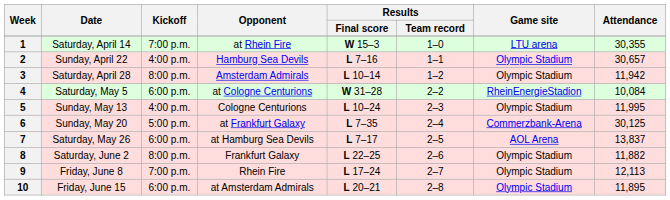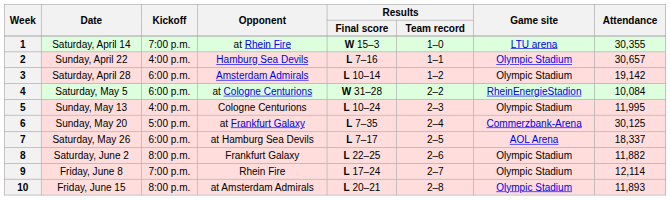(169, 76) 8:00 p.m. -> (169, 76) 6:00 p.m.
(630, 76) 11,942 -> (630, 76) 19,142
(630, 140) 13,837 -> (630, 140) 18,337
(630, 171) 12,113 -> (630, 171) 12,114
(169, 187) 6:00 p.m. -> (169, 187) 8:00 p.m.
(630, 187) 11,895 -> (630, 187) 11,893
